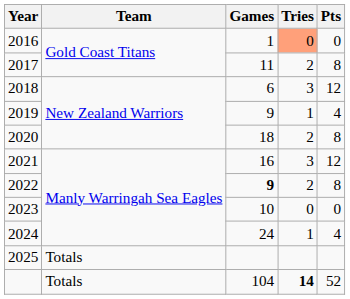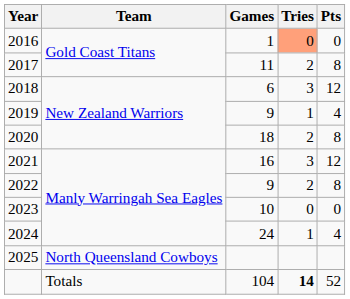(270, 185) bold -> (270, 185) normal
(64, 257) Totals -> (132, 257) North Queensland Cowboys
